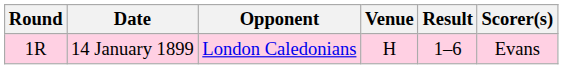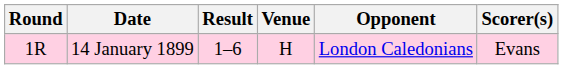columns swapped: (279, 19) <-> (448, 19)
